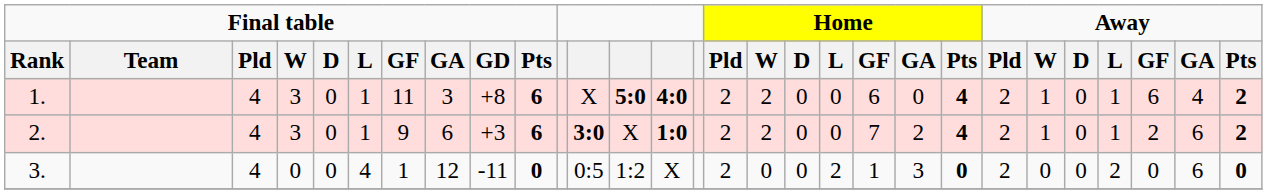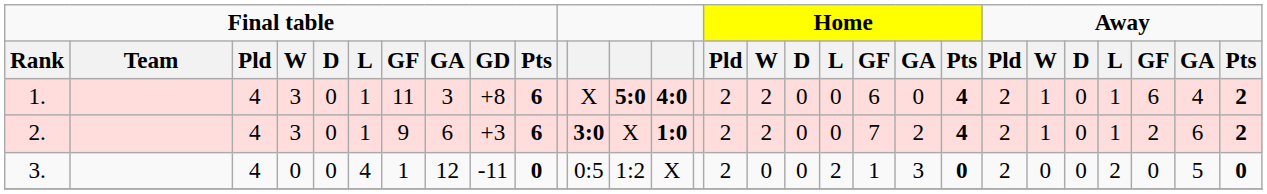(1197, 170) 6 -> (1197, 170) 5
